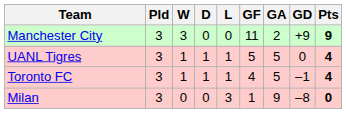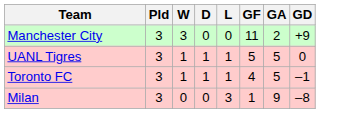- column: (329, 14)
